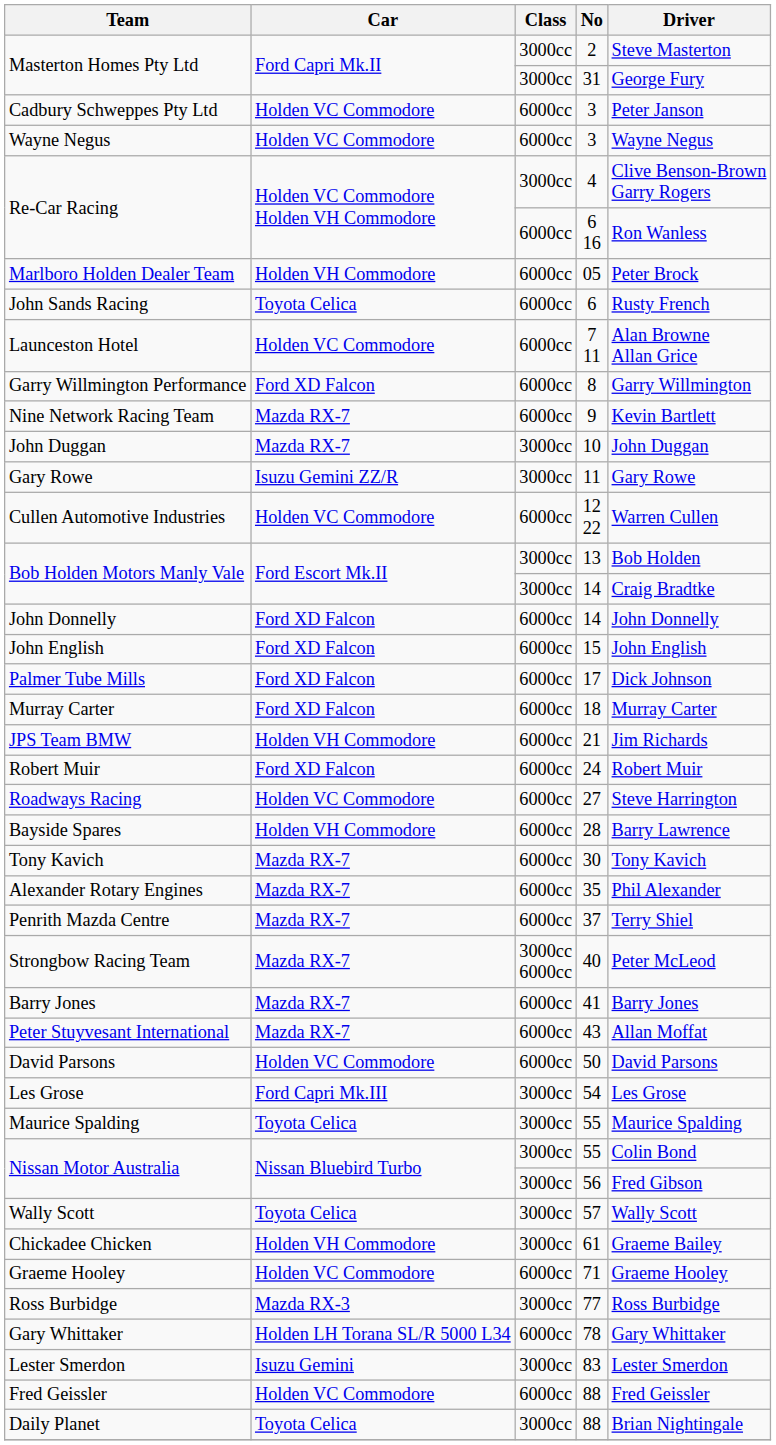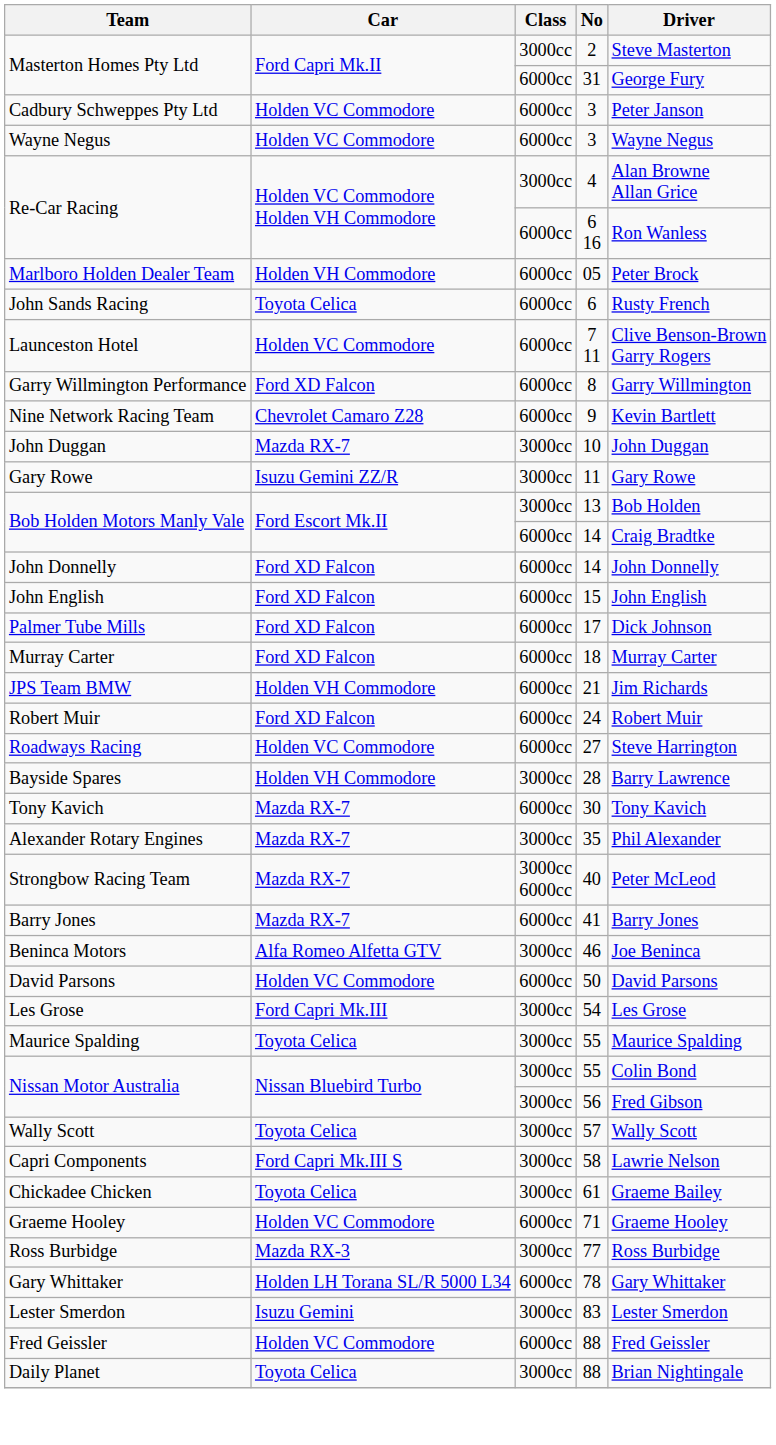(546, 80) 3000cc -> (546, 80) 6000cc
(689, 181) Clive Benson-Brown Garry Rogers -> (661, 181) Alan Browne Allan Grice
(661, 345) Alan Browne Allan Grice -> (689, 345) Clive Benson-Brown Garry Rogers
(302, 416) Mazda RX-7 -> (339, 416) Chevrolet Camaro Z28
- row: (117, 517)
(546, 588) 3000cc -> (546, 537) 6000cc
(546, 830) 6000cc -> (546, 778) 3000cc
(546, 890) 6000cc -> (546, 838) 3000cc
- row: (89, 920)
- row: (119, 1032)
+ row: (68, 950)
+ row: (78, 1162)
(345, 1243) Holden VH Commodore -> (306, 1192) Toyota Celica
